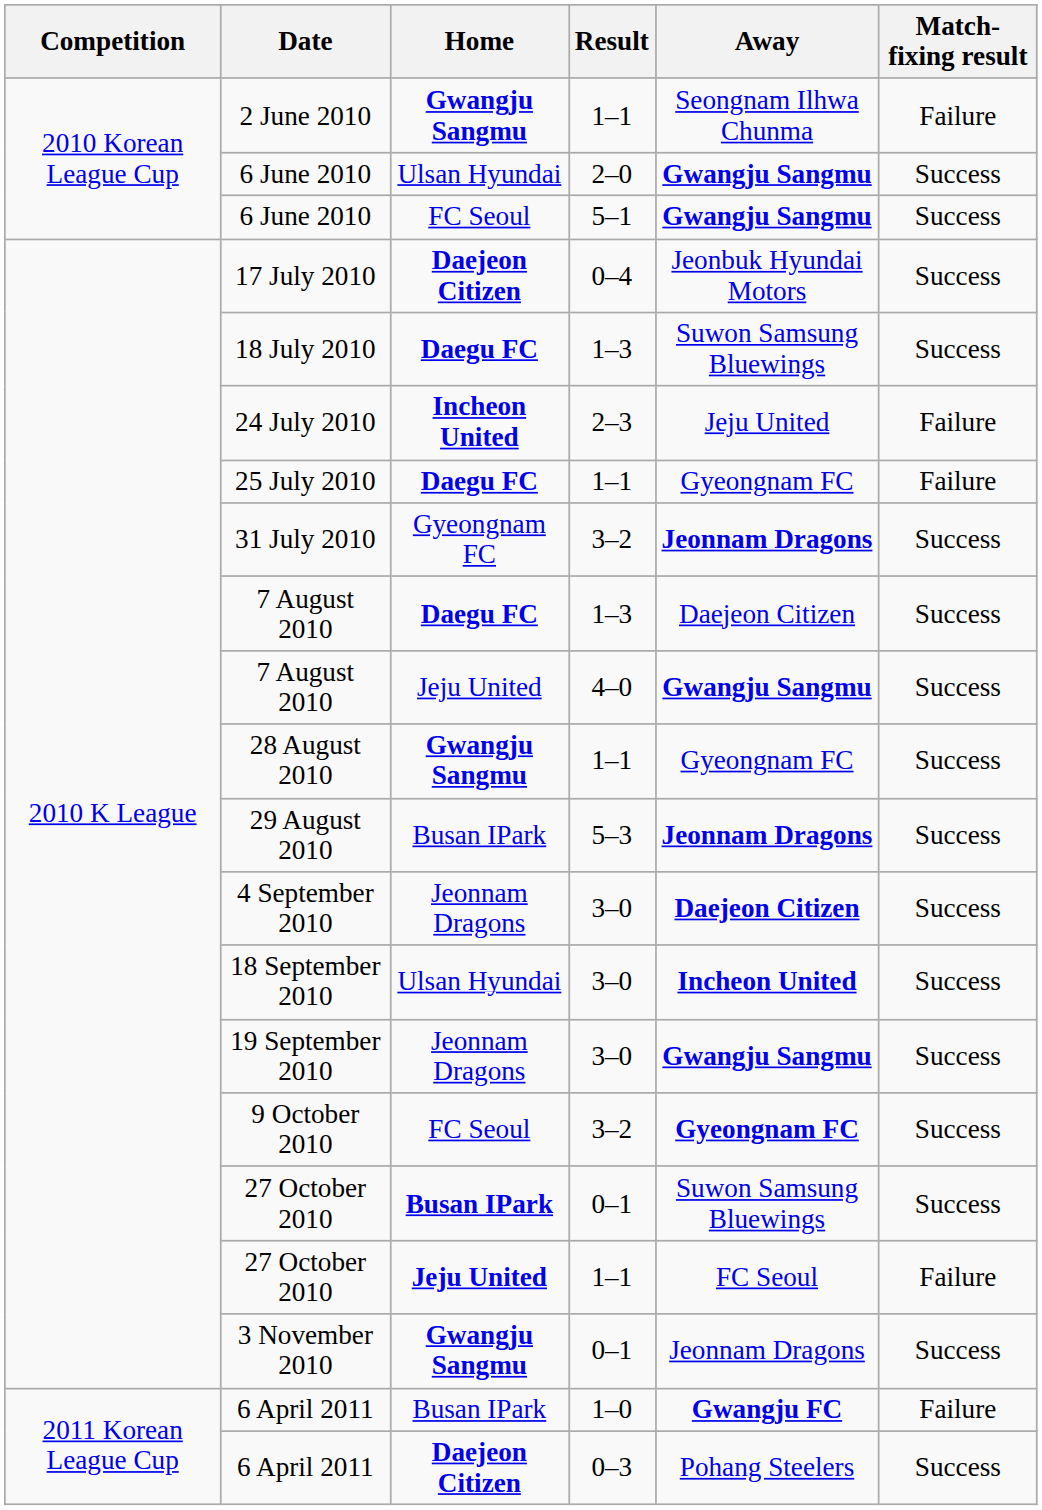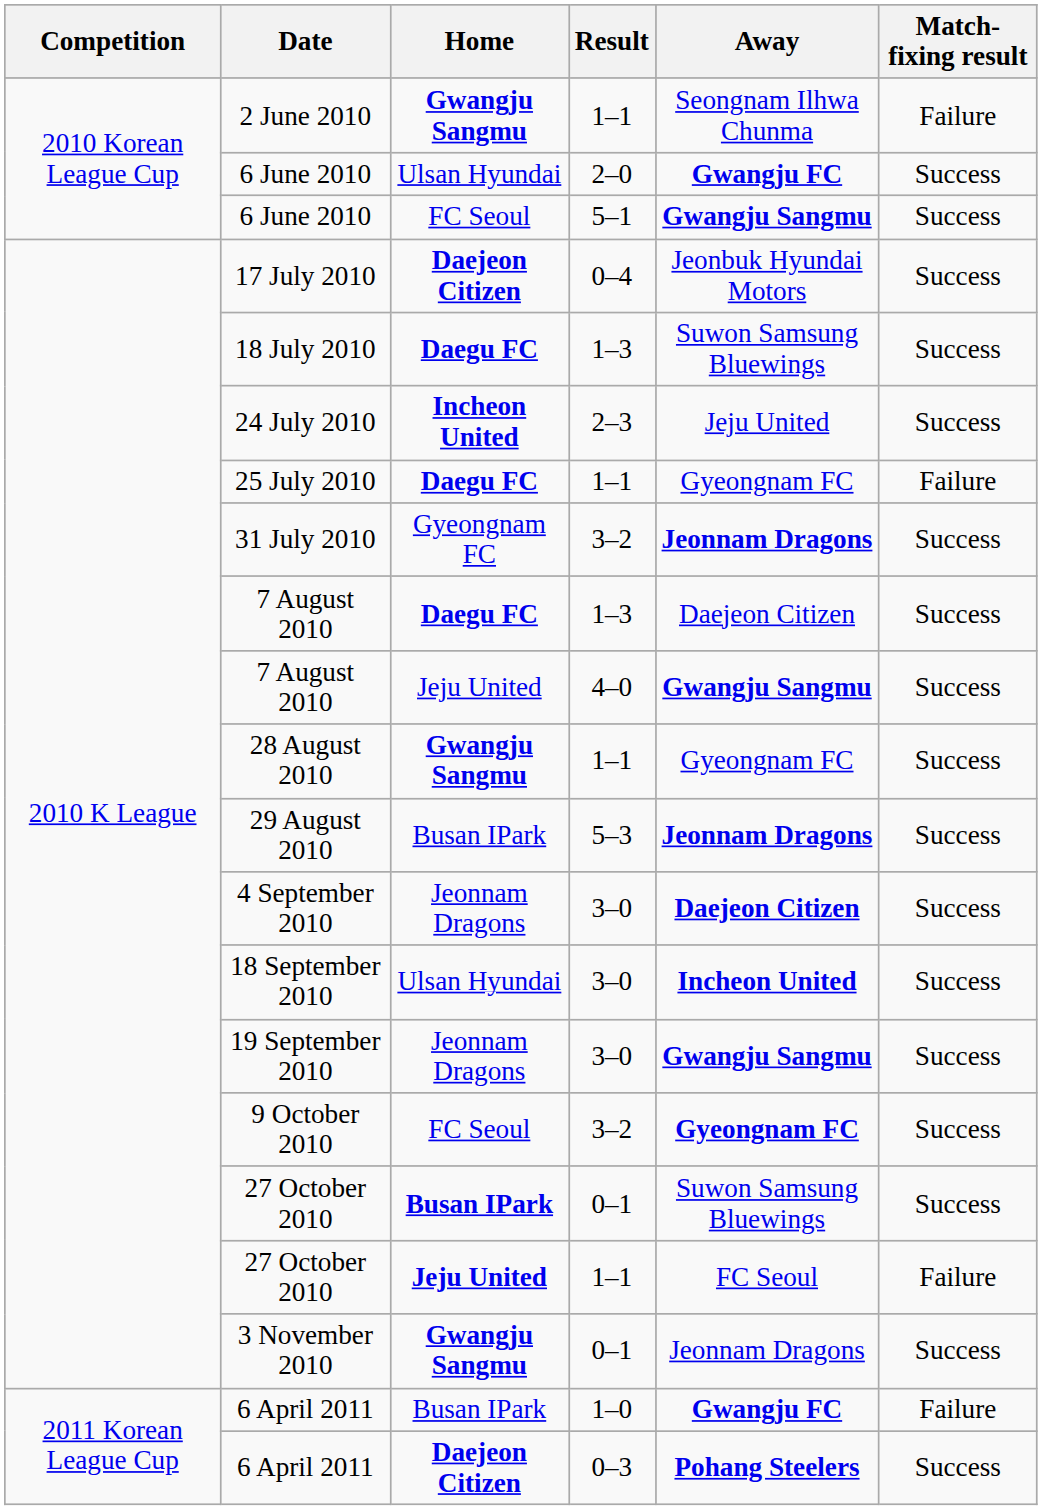(767, 173) Gwangju Sangmu -> (767, 173) Gwangju FC
(958, 422) Failure -> (958, 422) Success
(767, 1467) normal -> (767, 1467) bold
